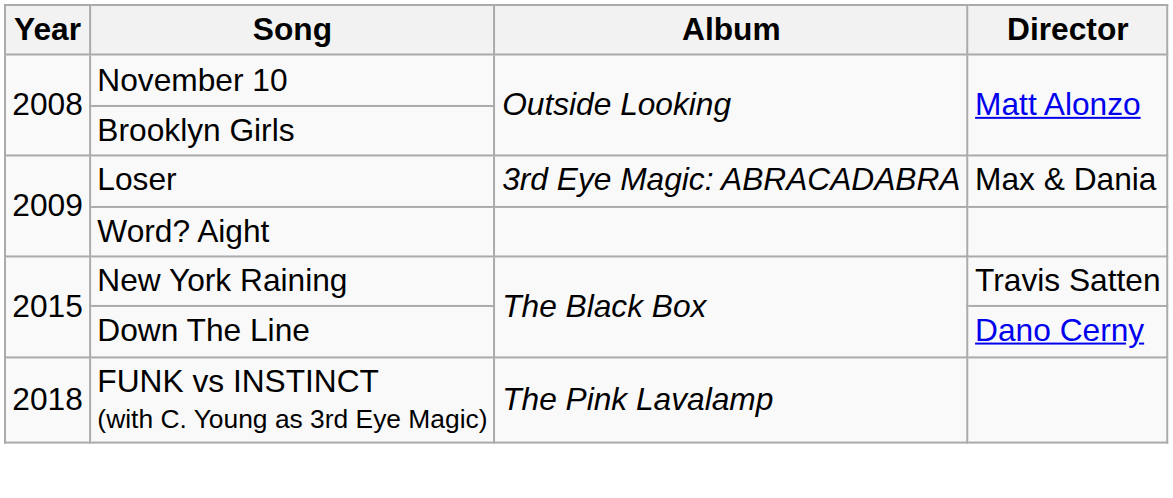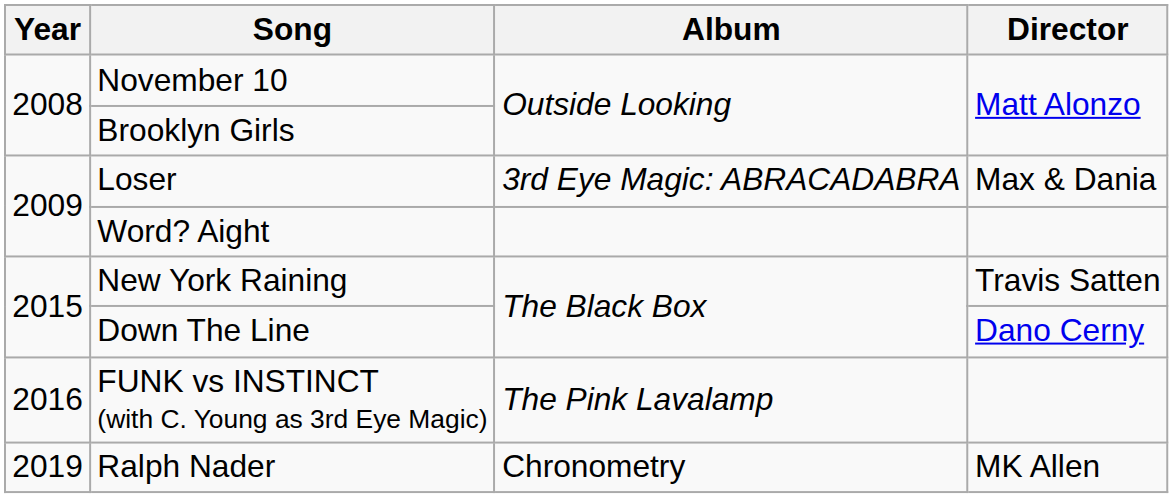(48, 399) 2018 -> (48, 399) 2016
+ row: (186, 467)
